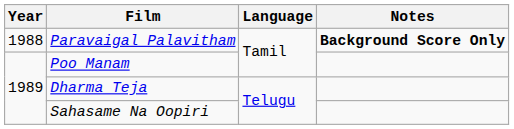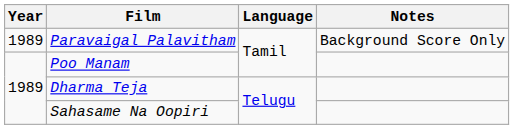(26, 40) 1988 -> (26, 40) 1989
(413, 40) bold -> (413, 40) normal
